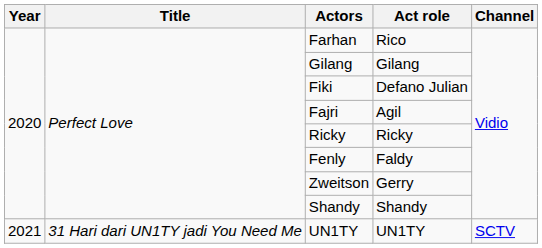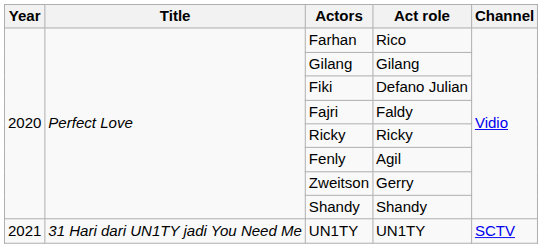(389, 111) Agil -> (394, 111) Faldy
(394, 159) Faldy -> (389, 159) Agil
